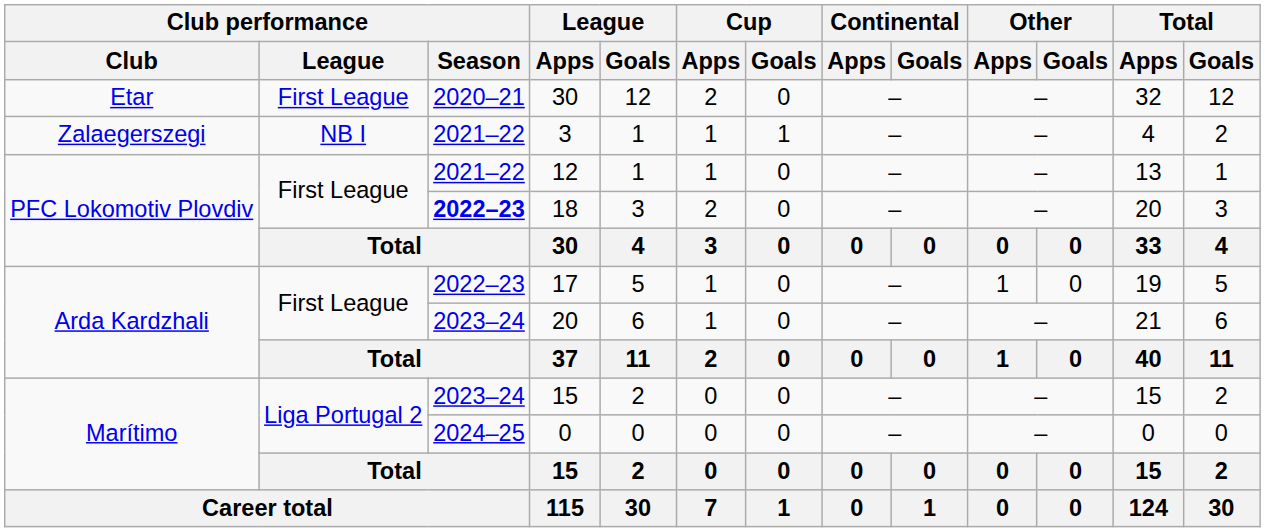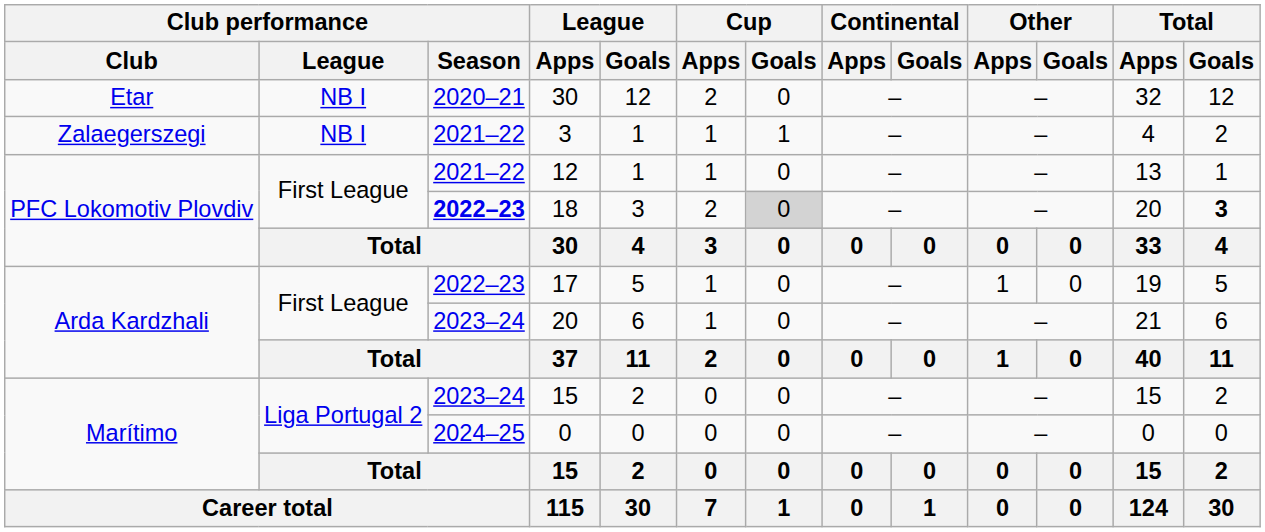(343, 97) First League -> (343, 97) NB I
(784, 209) no background -> (784, 209) lightgrey background
(1221, 209) normal -> (1221, 209) bold
